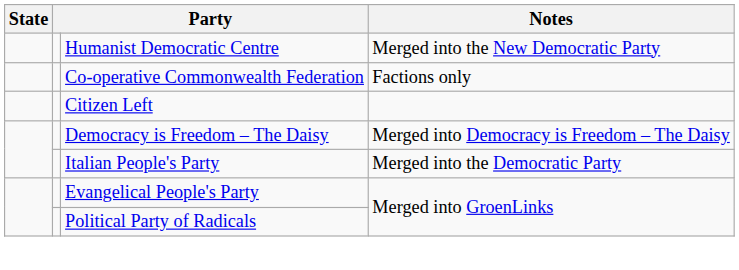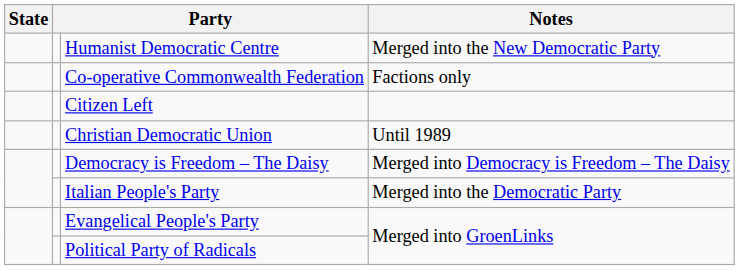+ row: (168, 134)
